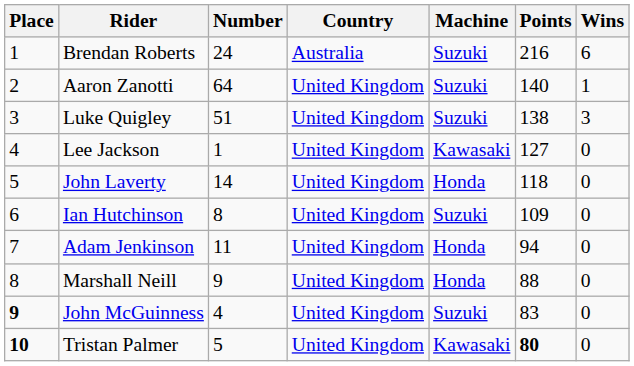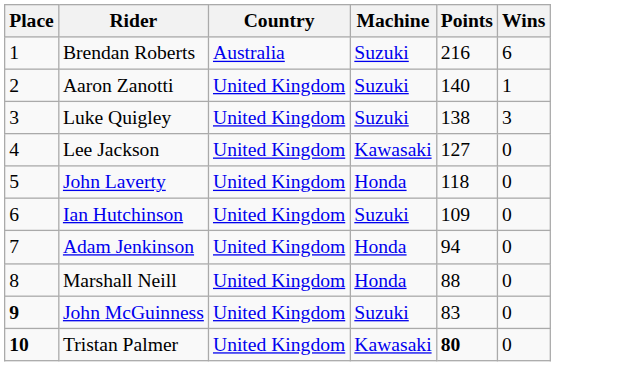- column: (248, 20)
